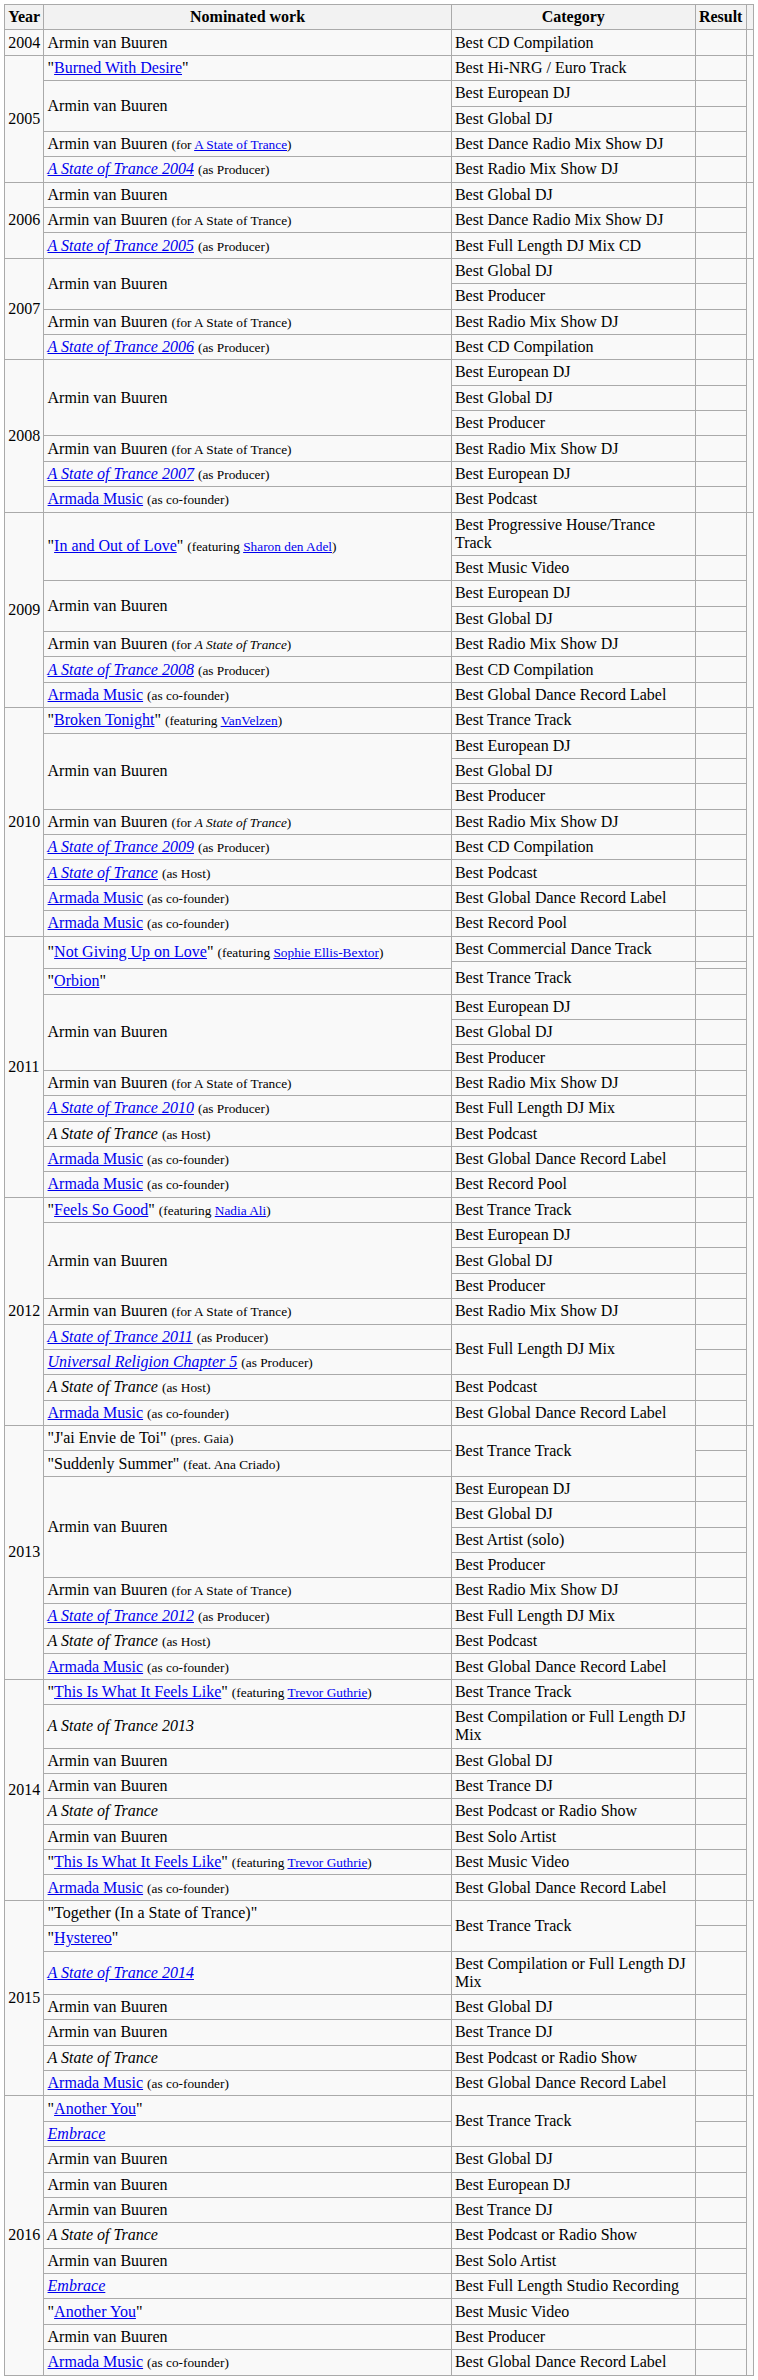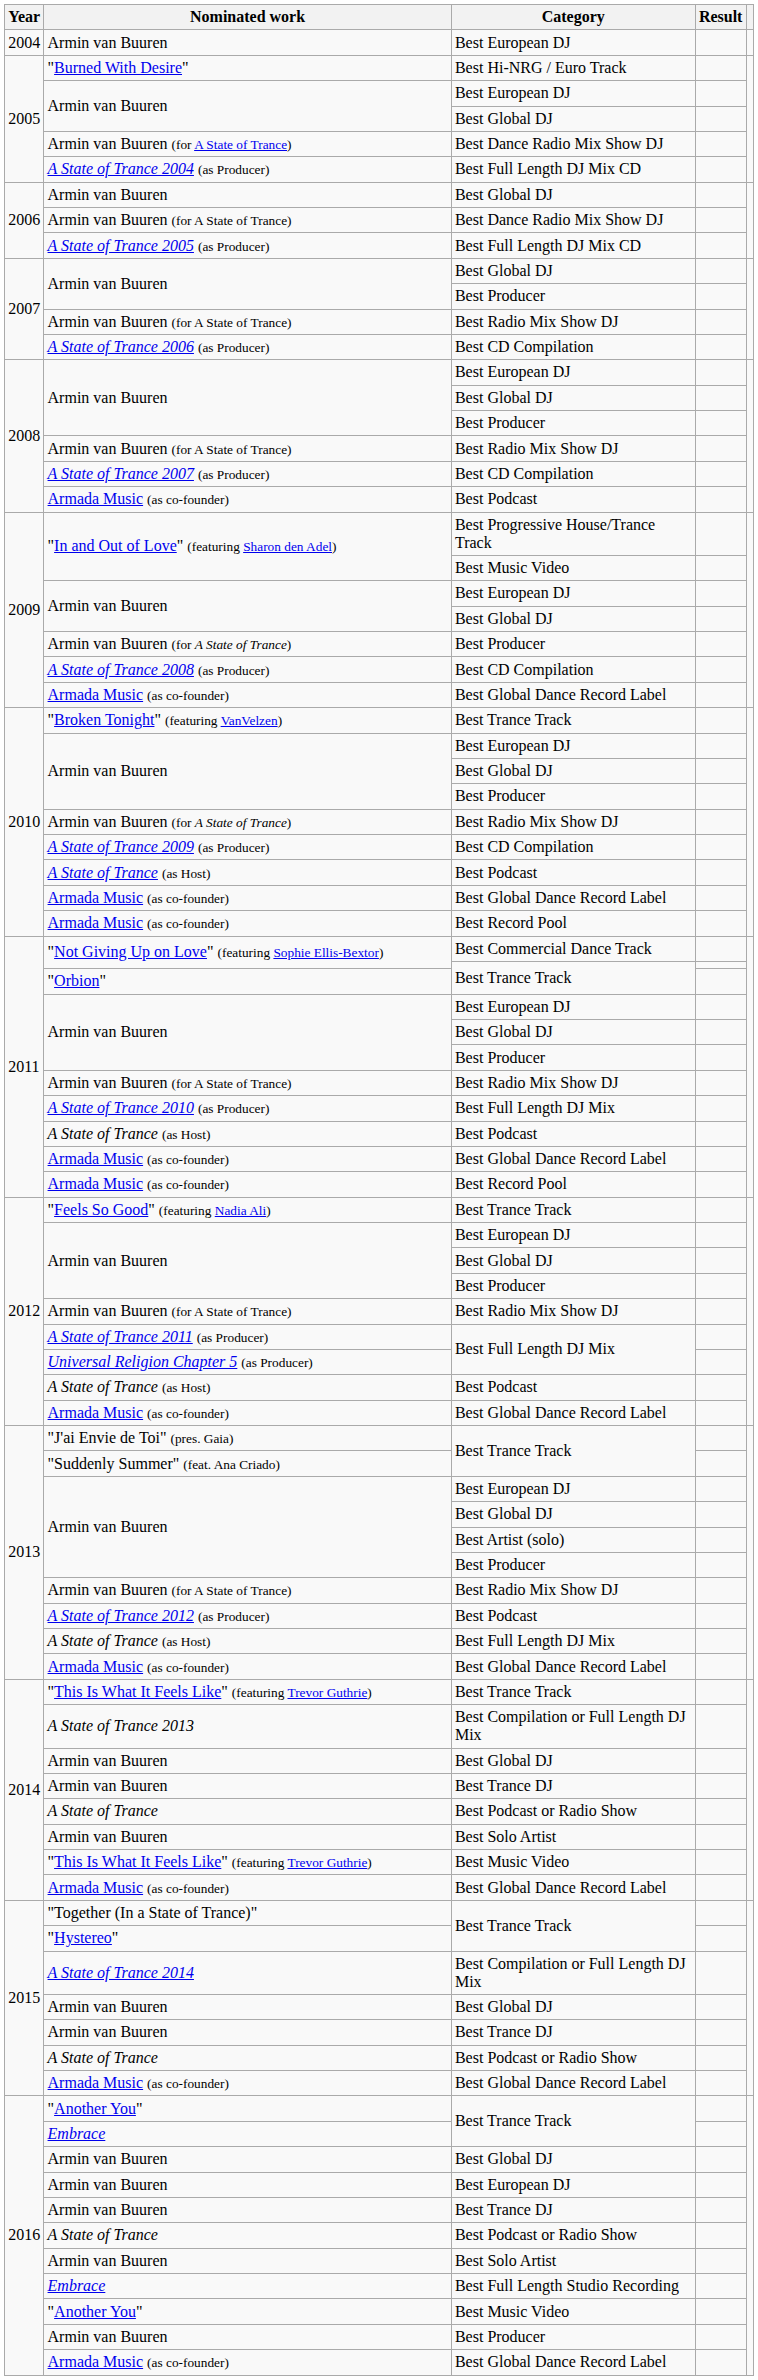(524, 42) Best CD Compilation -> (513, 42) Best European DJ
(537, 169) Best Radio Mix Show DJ -> (548, 169) Best Full Length DJ Mix CD
(513, 473) Best European DJ -> (524, 473) Best CD Compilation
(537, 644) Best Radio Mix Show DJ -> (500, 644) Best Producer
(535, 1615) Best Full Length DJ Mix -> (496, 1615) Best Podcast
(496, 1641) Best Podcast -> (535, 1641) Best Full Length DJ Mix
